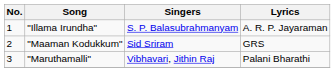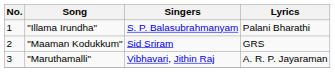(285, 28) A. R. P. Jayaraman -> (276, 28) Palani Bharathi
(276, 59) Palani Bharathi -> (285, 59) A. R. P. Jayaraman
